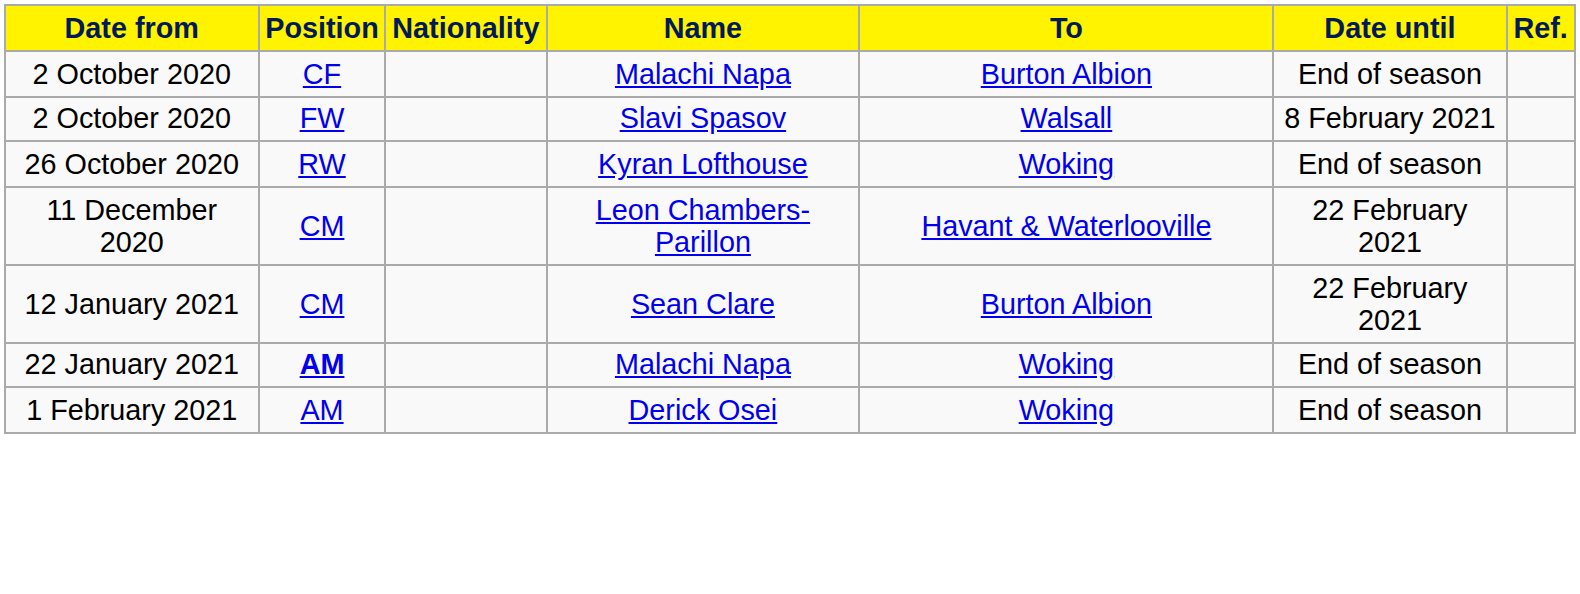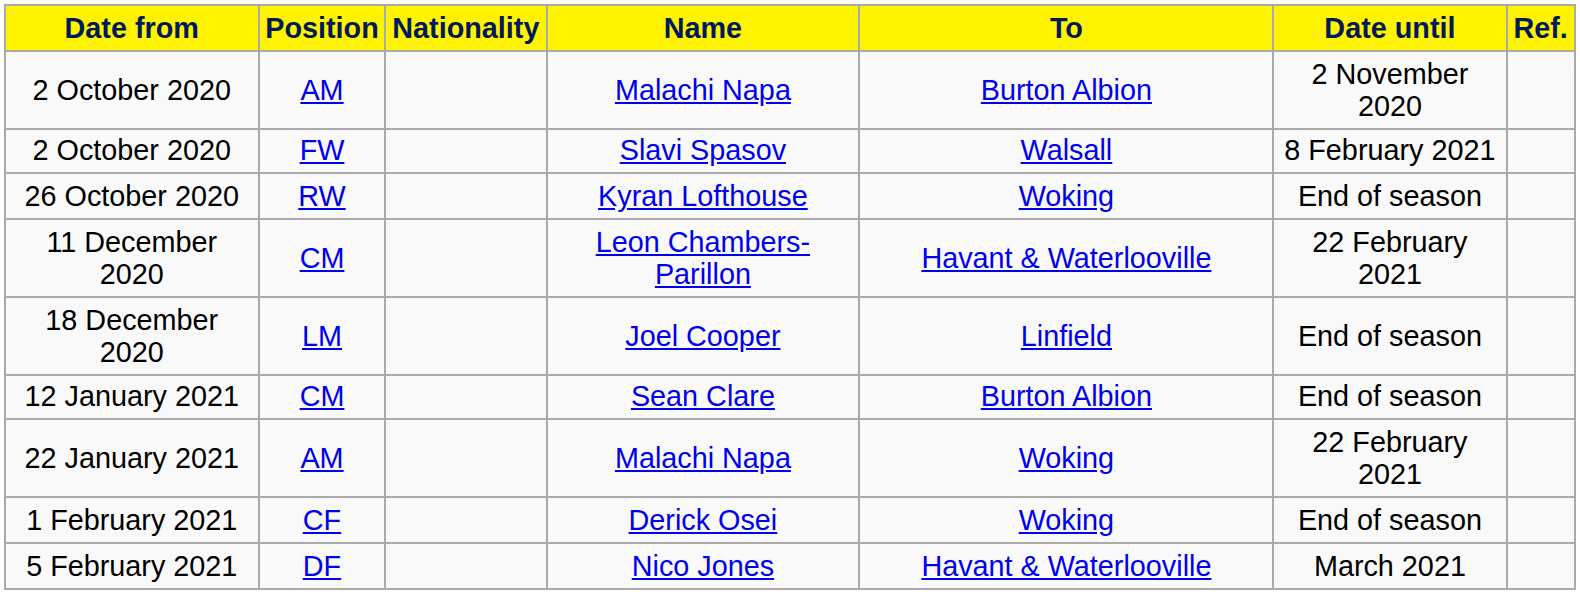(322, 74) CF -> (322, 90) AM
(1390, 74) End of season -> (1390, 90) 2 November 2020
+ row: (132, 336)
(1390, 304) 22 February 2021 -> (1390, 397) End of season
(322, 365) bold -> (322, 459) normal
(1390, 365) End of season -> (1390, 459) 22 February 2021
(322, 411) AM -> (322, 520) CF
+ row: (132, 566)
